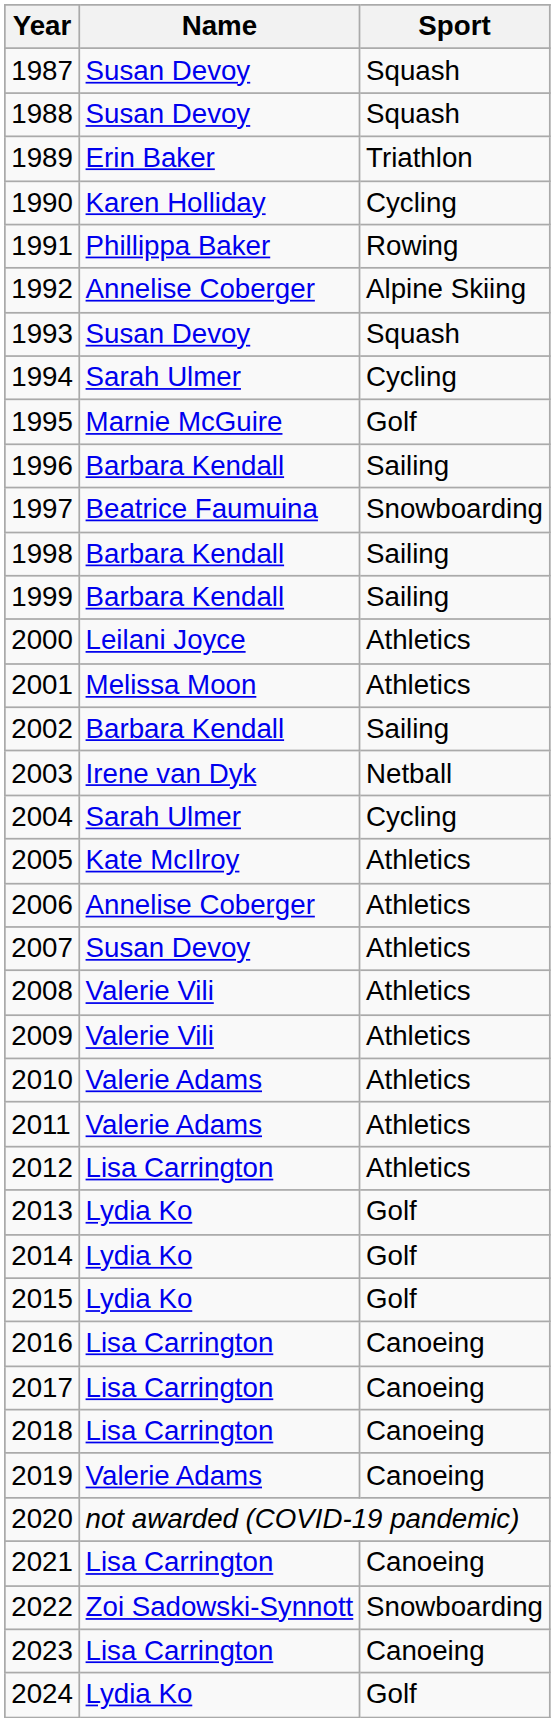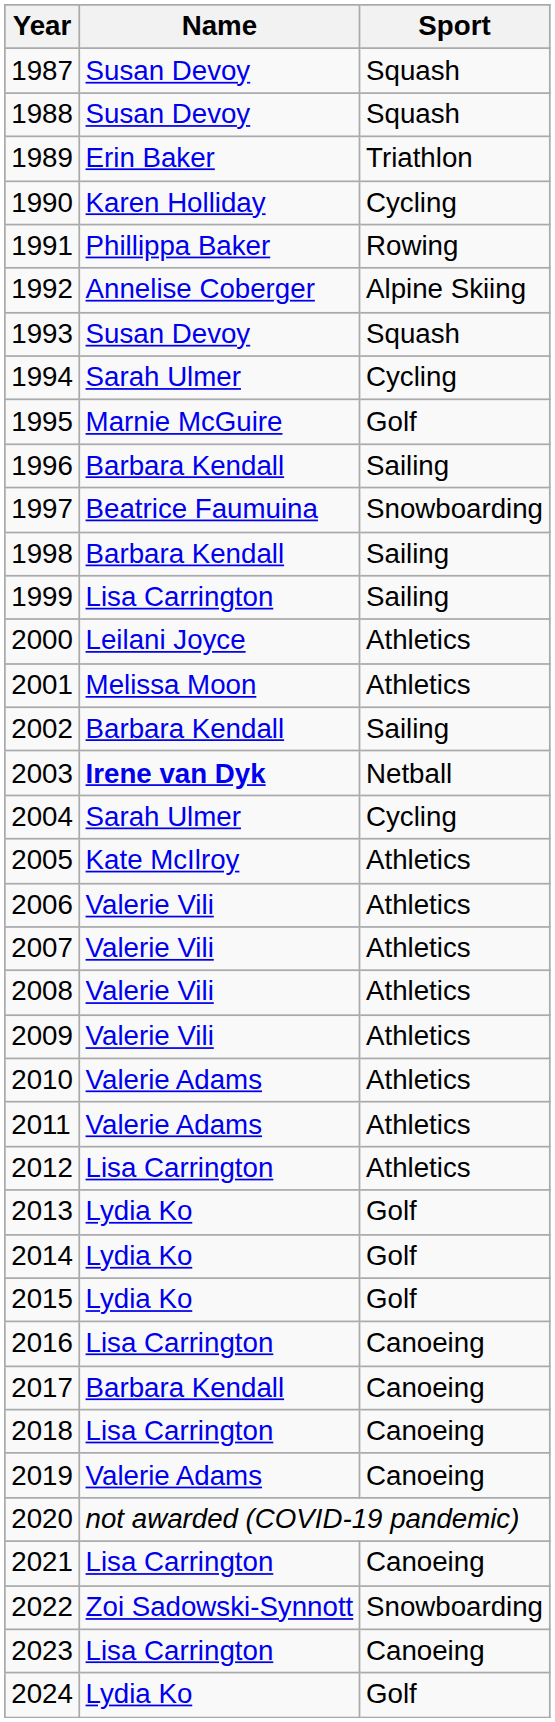(185, 597) Barbara Kendall -> (179, 597) Lisa Carrington
(171, 772) normal -> (176, 772) bold
(200, 904) Annelise Coberger -> (150, 904) Valerie Vili
(168, 948) Susan Devoy -> (150, 948) Valerie Vili
(179, 1387) Lisa Carrington -> (185, 1387) Barbara Kendall
